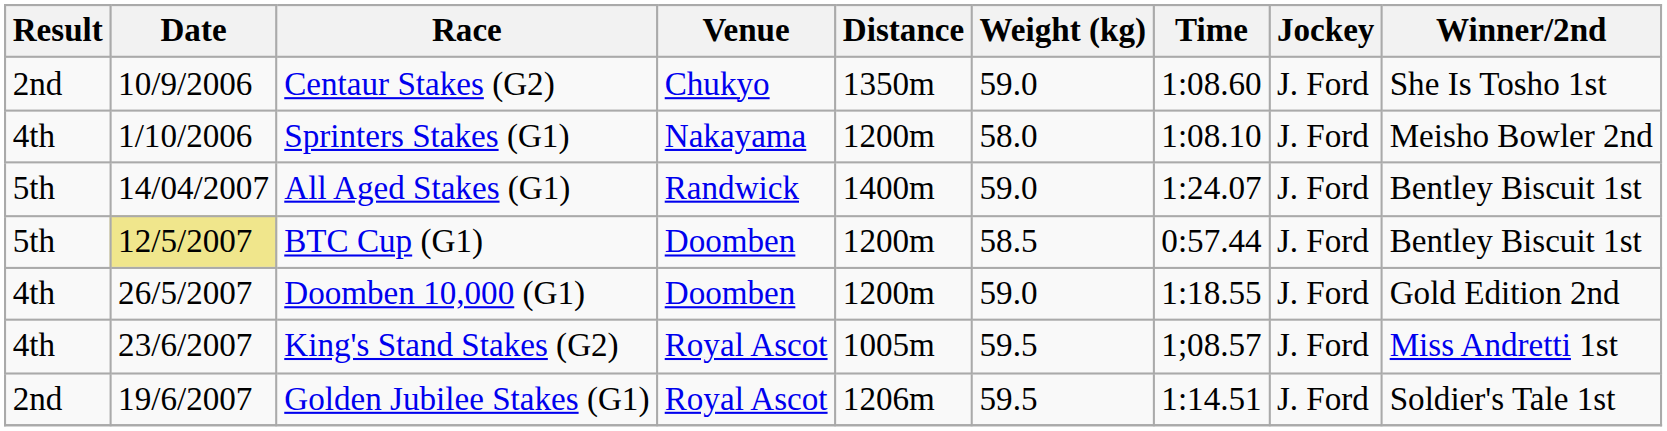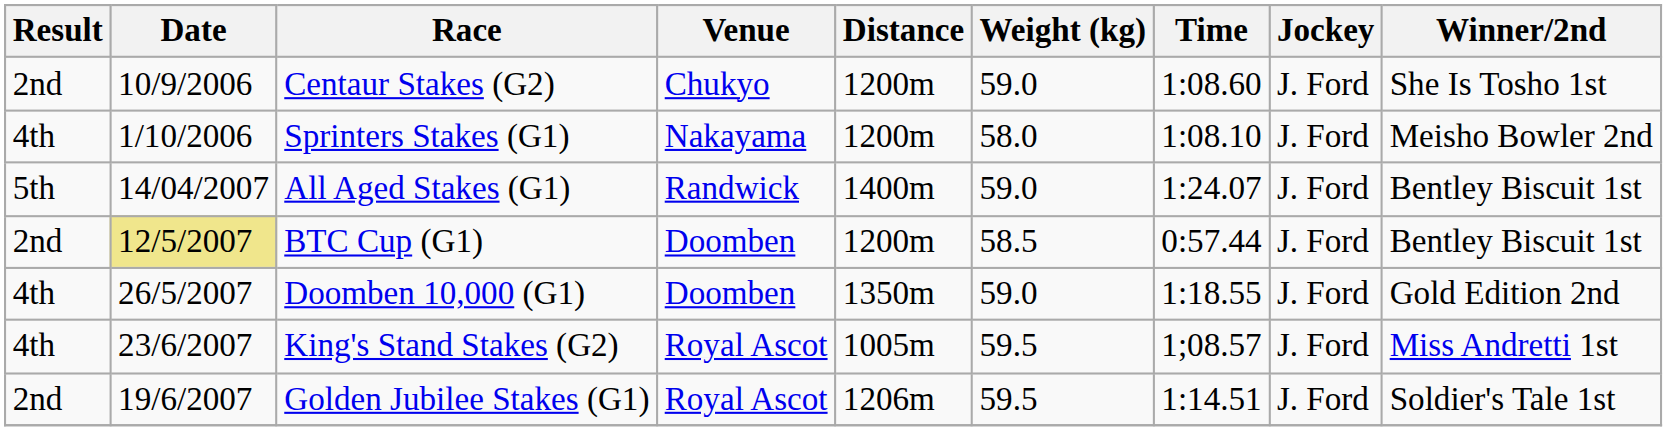(889, 83) 1350m -> (889, 83) 1200m
(34, 240) 5th -> (38, 240) 2nd
(889, 293) 1200m -> (889, 293) 1350m
